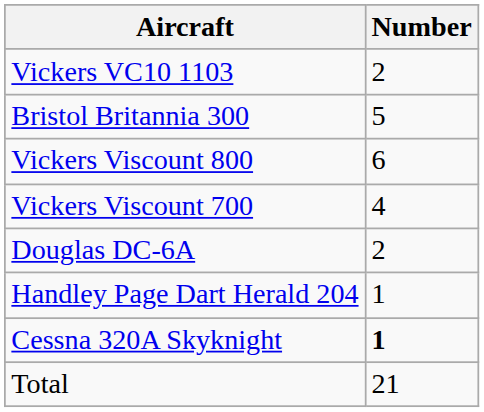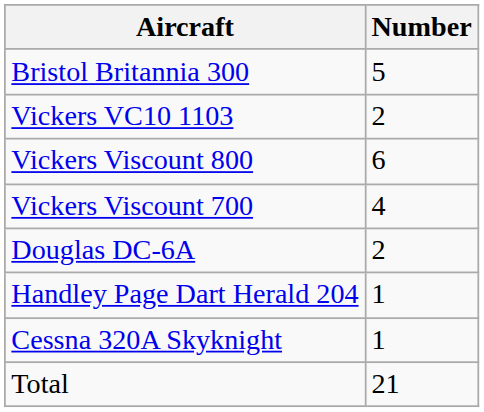rows swapped: (122, 71) <-> (130, 116)
(379, 339) bold -> (379, 339) normal
